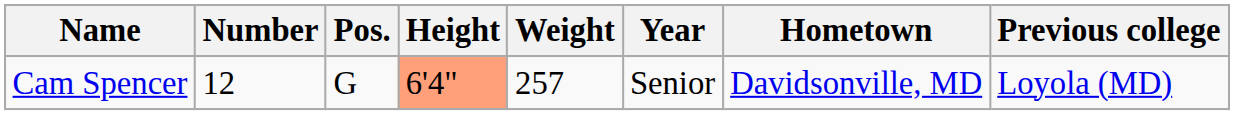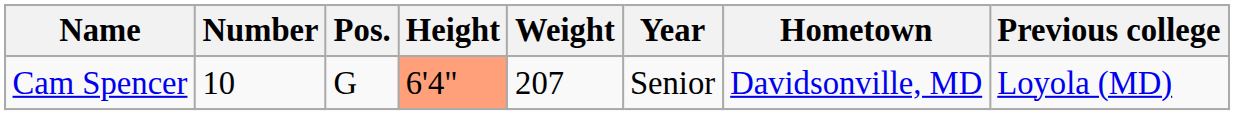(219, 82) 12 -> (219, 82) 10
(540, 82) 257 -> (540, 82) 207
